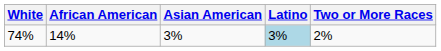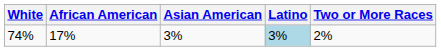(62, 35) 14% -> (62, 35) 17%
